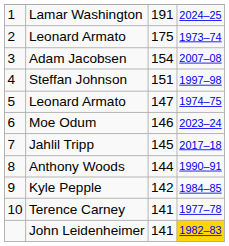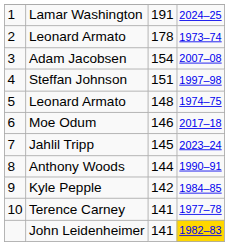(162, 36) 175 -> (162, 36) 178
(162, 101) 147 -> (162, 101) 148
(201, 123) 2023–24 -> (201, 123) 2017–18
(201, 145) 2017–18 -> (201, 145) 2023–24
